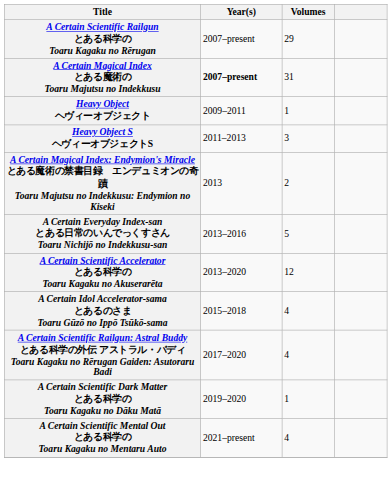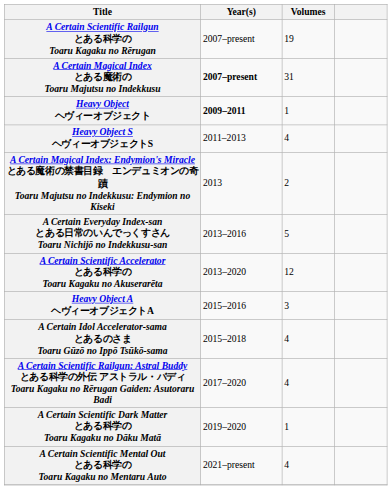(289, 39) 29 -> (289, 39) 19
(224, 110) normal -> (224, 110) bold
(287, 138) 3 -> (287, 138) 4
+ row: (103, 305)
